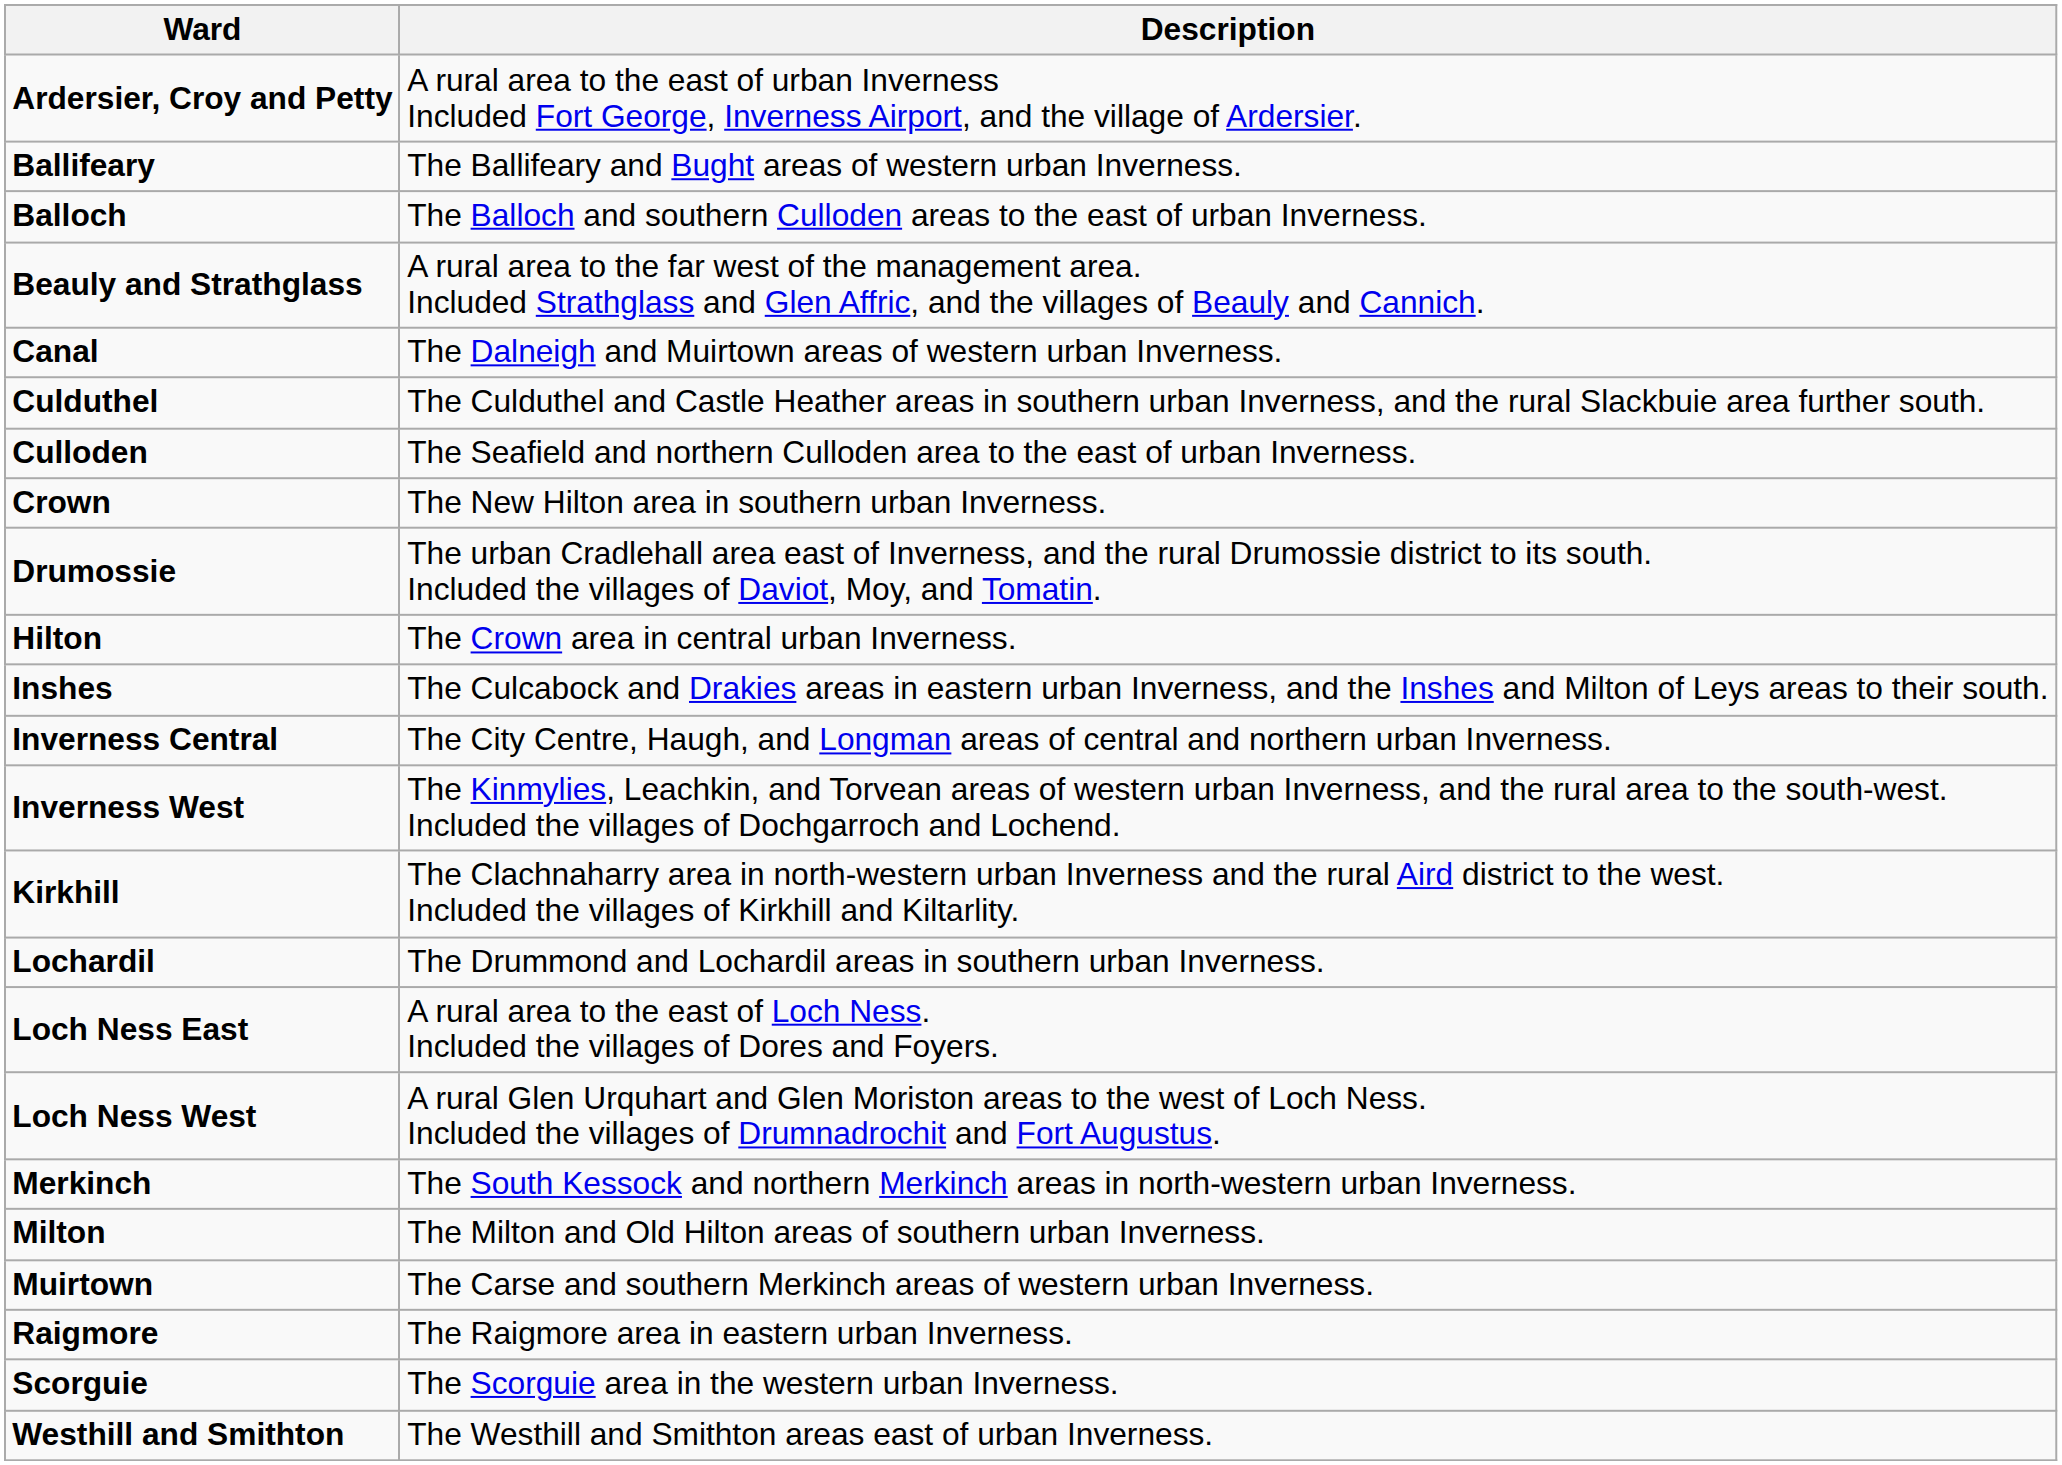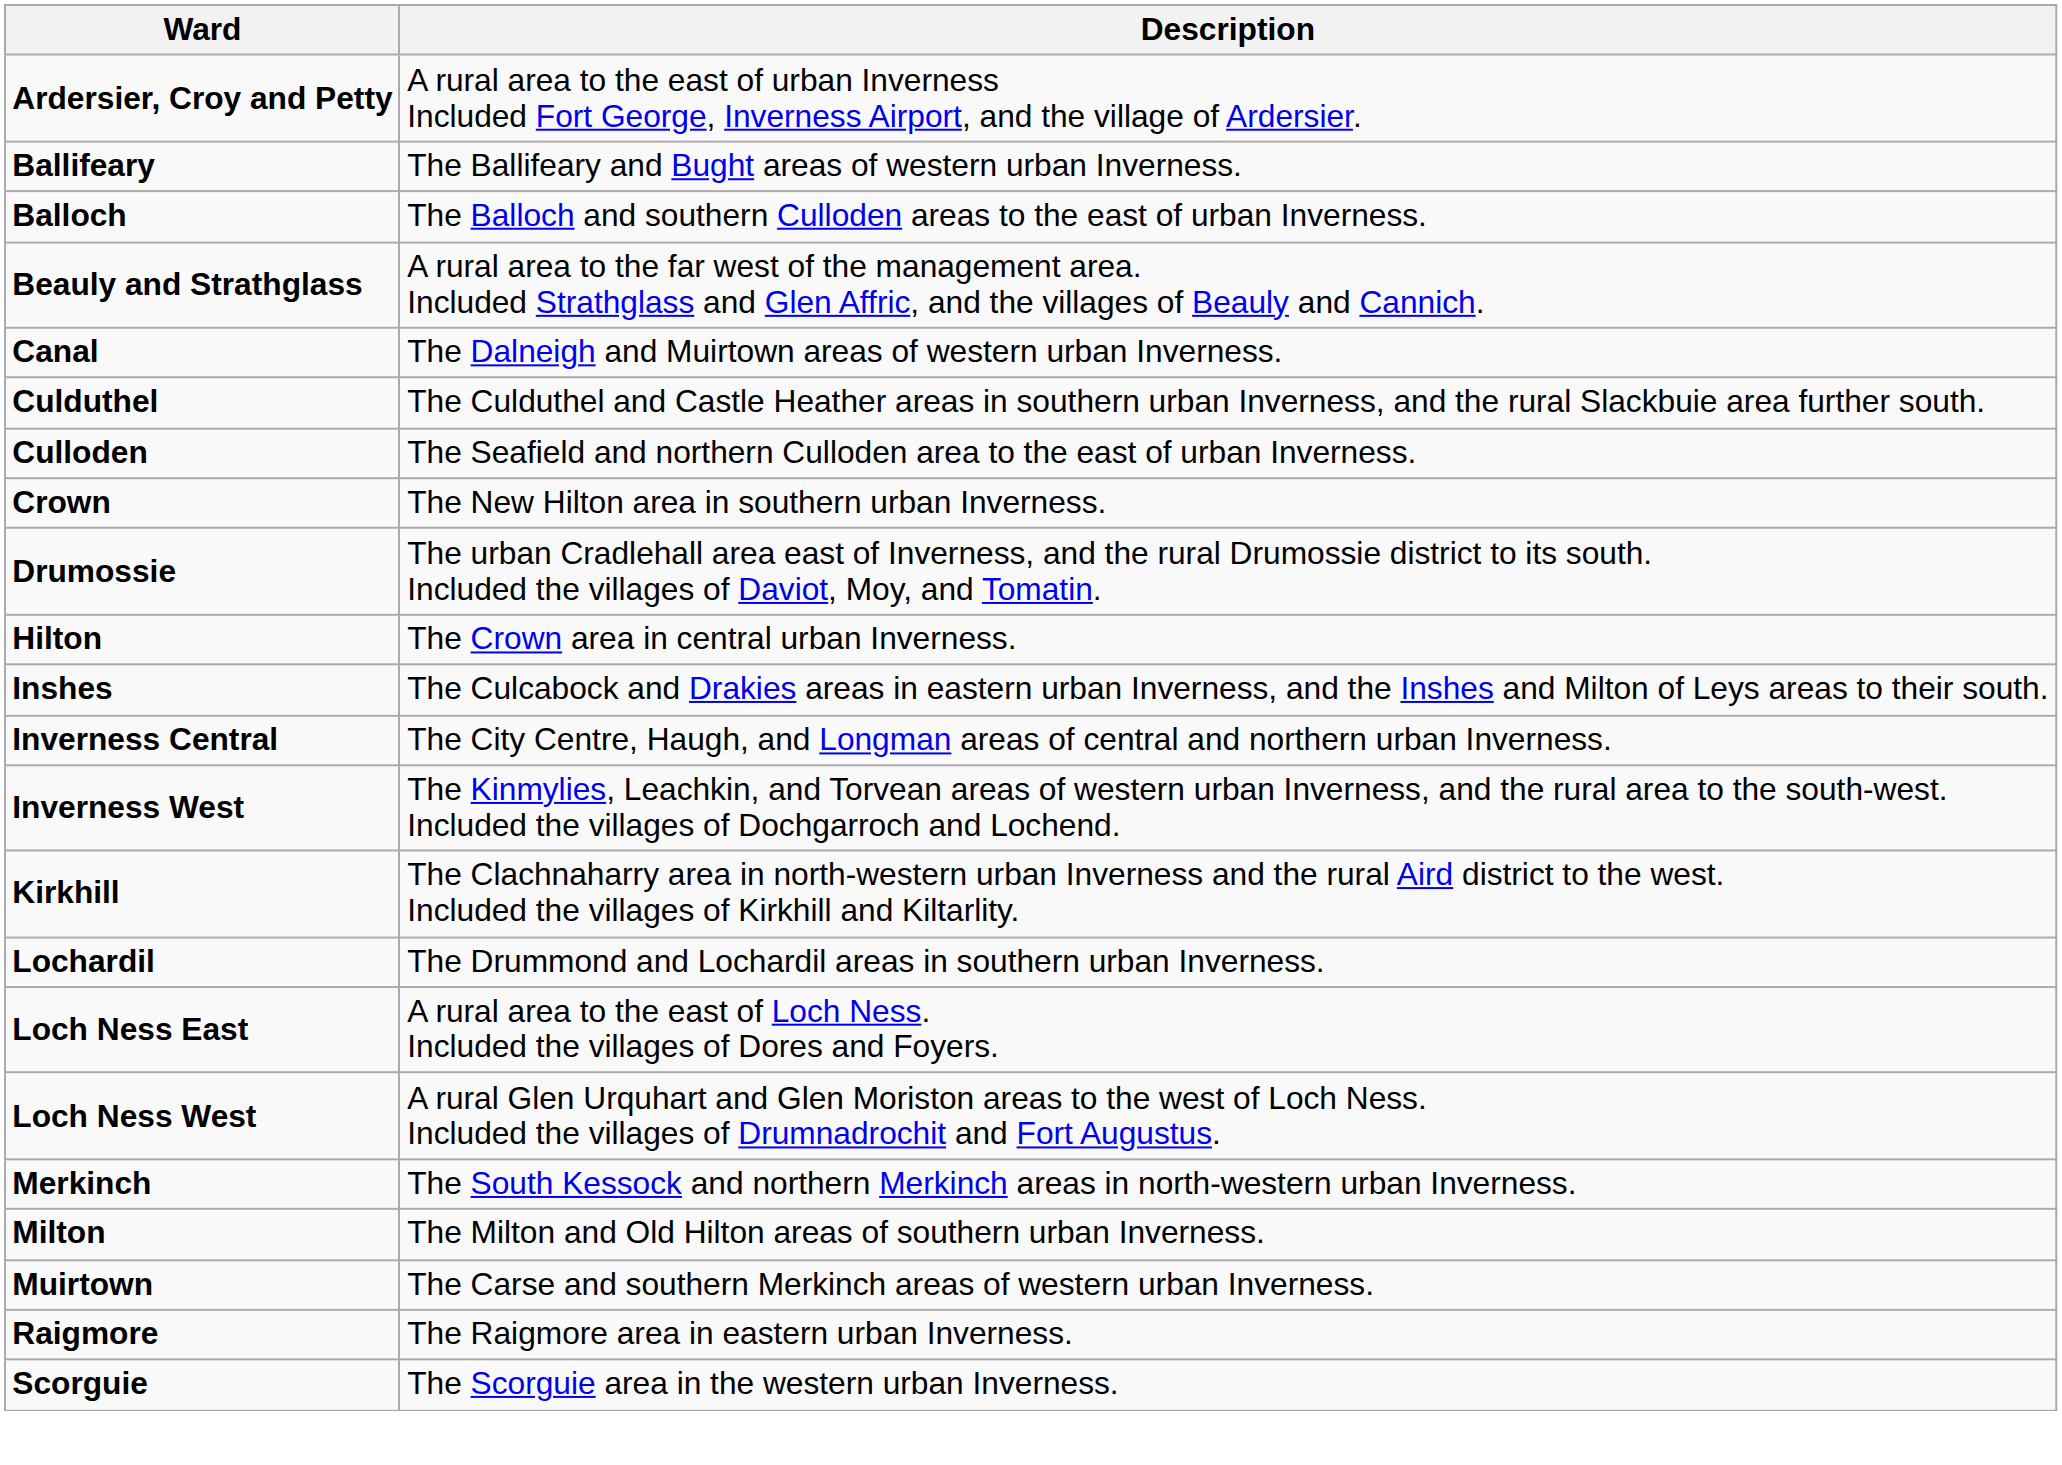- row: (178, 1434)
